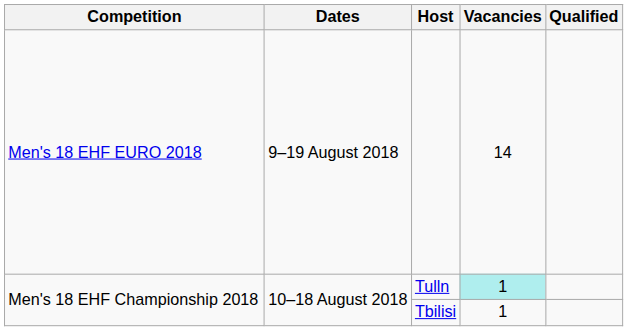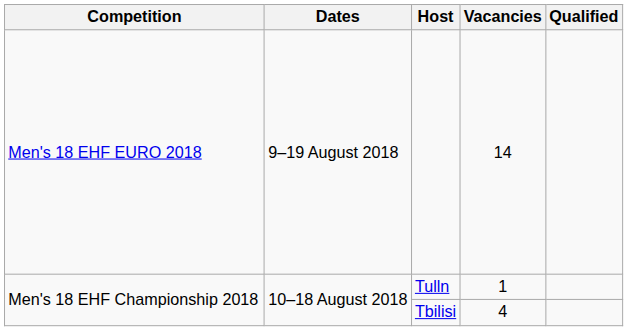(503, 286) paleturquoise background -> (503, 286) no background
(503, 312) 1 -> (503, 312) 4
